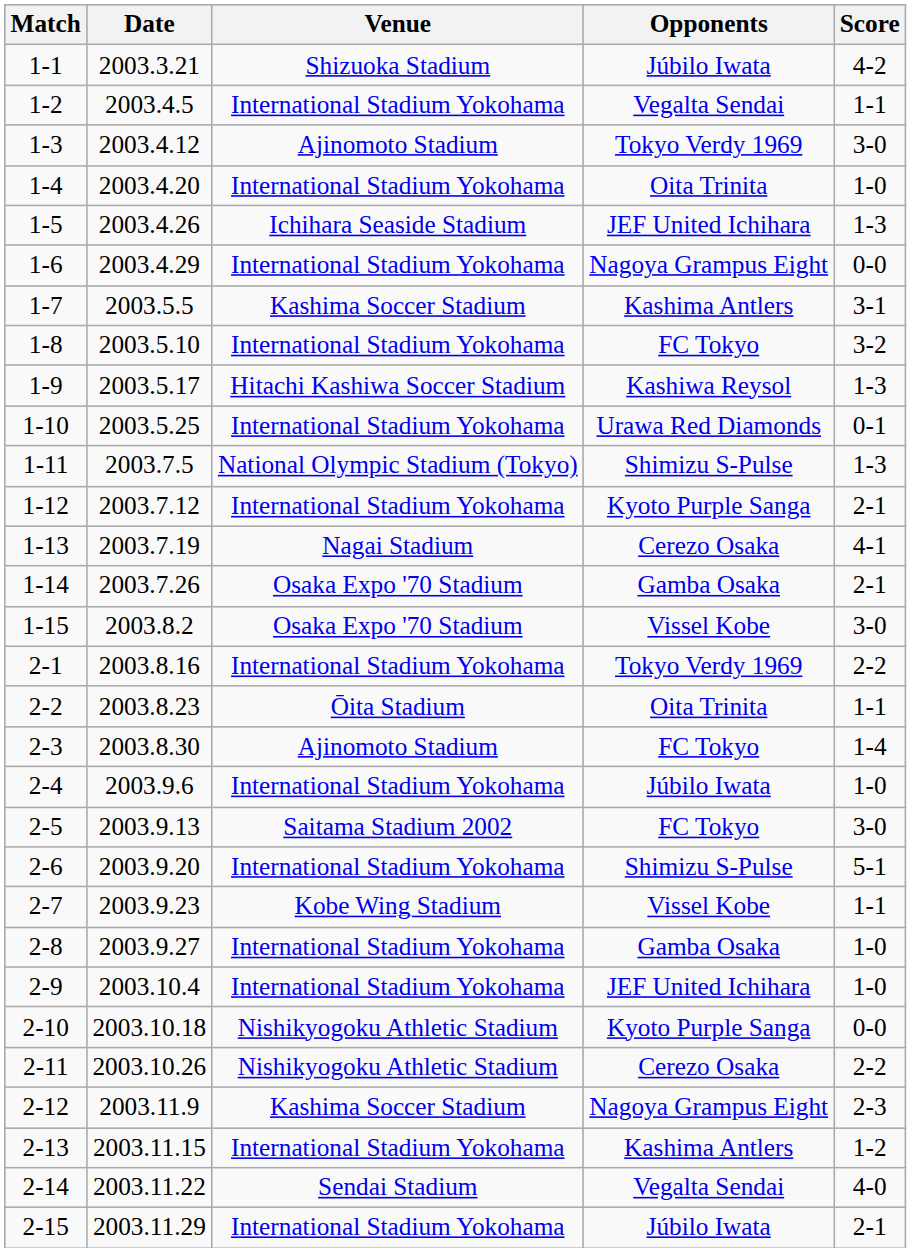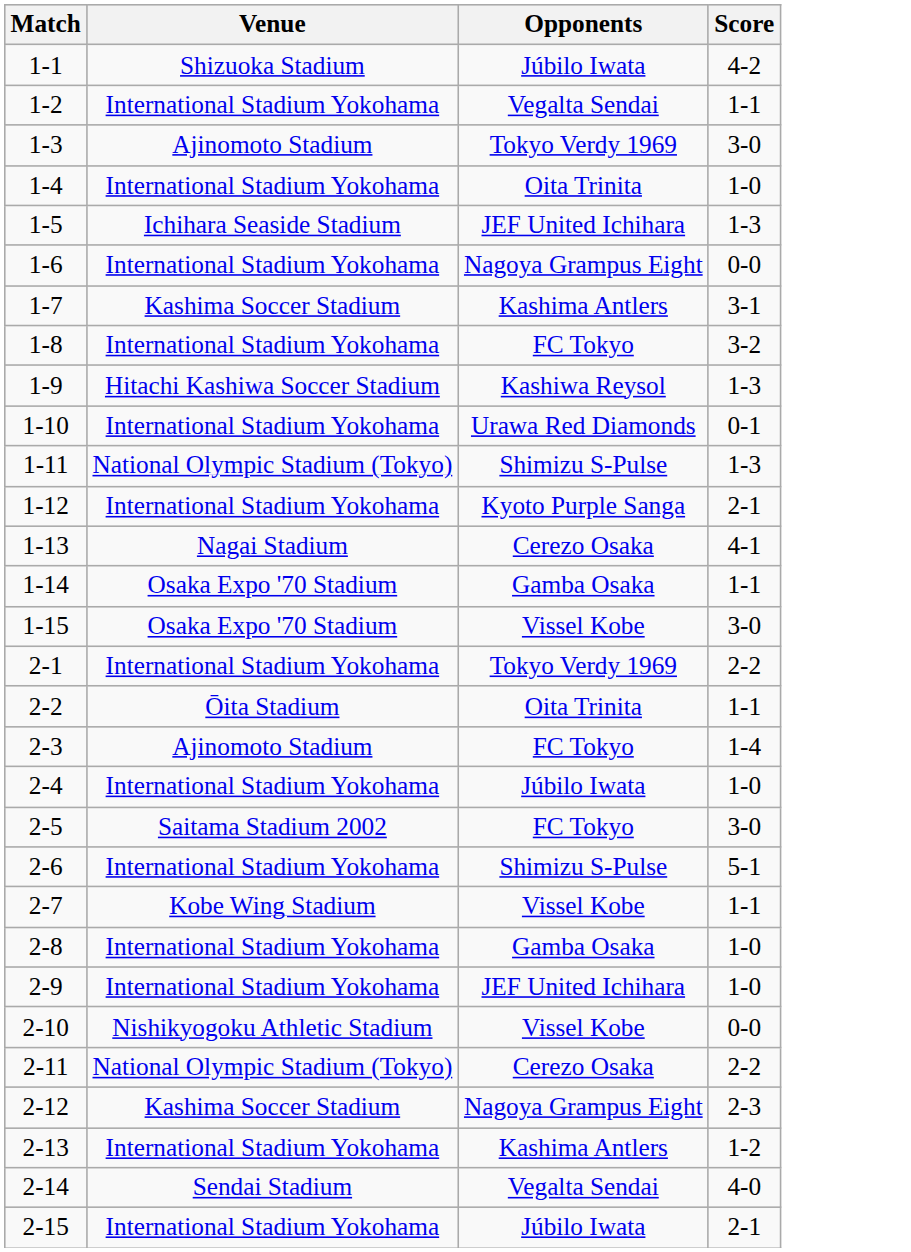- column: (149, 24)
(870, 585) 2-1 -> (744, 585) 1-1
(709, 1026) Kyoto Purple Sanga -> (583, 1026) Vissel Kobe
(398, 1066) Nishikyogoku Athletic Stadium -> (272, 1066) National Olympic Stadium (Tokyo)
